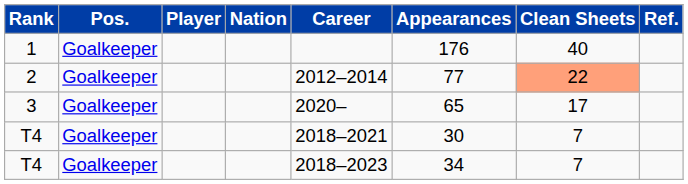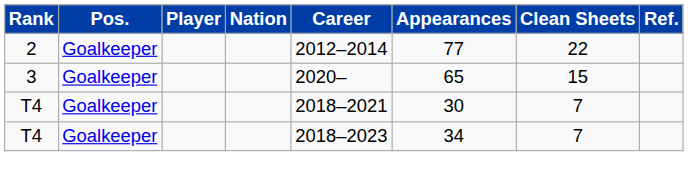- row: (31, 48)
(578, 77) lightsalmon background -> (578, 48) no background
(578, 106) 17 -> (578, 77) 15
